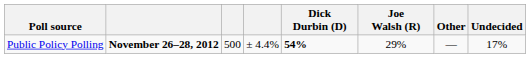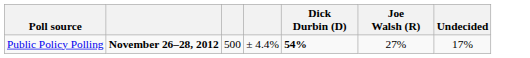- column: (451, 26)
(396, 44) 29% -> (396, 44) 27%
